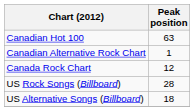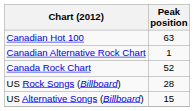(169, 68) 12 -> (169, 68) 52
(169, 99) 18 -> (169, 99) 15
